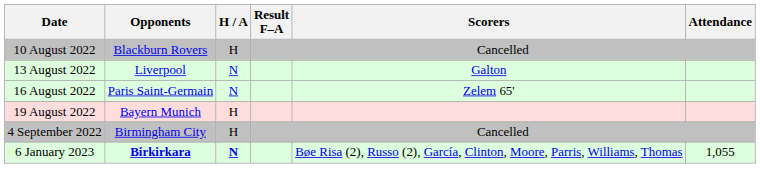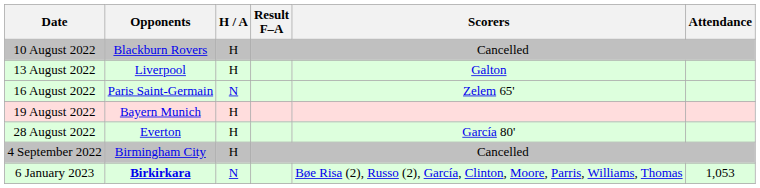(234, 70) N -> (234, 70) H
+ row: (55, 132)
(234, 152) bold -> (234, 173) normal
(720, 152) 1,055 -> (720, 173) 1,053
